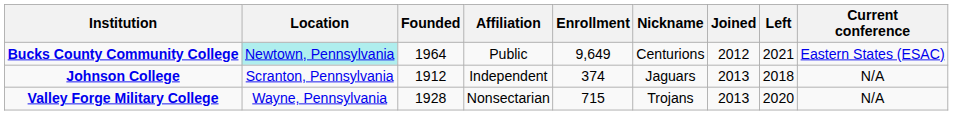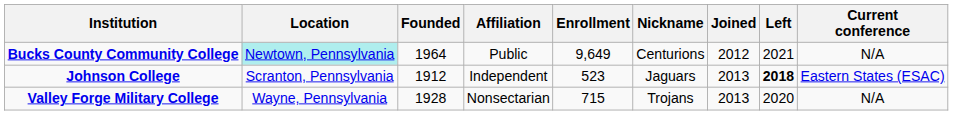(873, 53) Eastern States (ESAC) -> (873, 53) N/A
(593, 76) 374 -> (593, 76) 523
(778, 76) normal -> (778, 76) bold
(873, 76) N/A -> (873, 76) Eastern States (ESAC)
